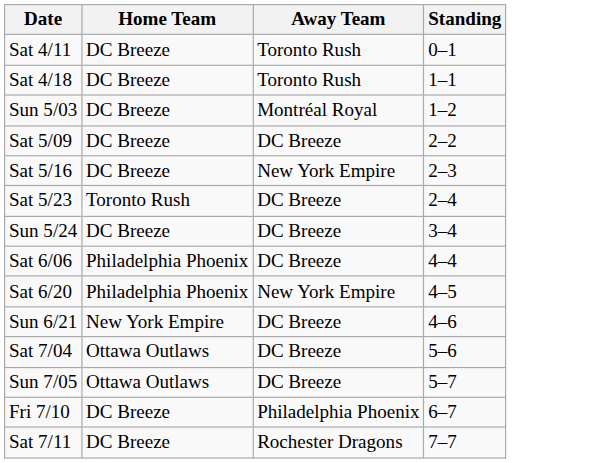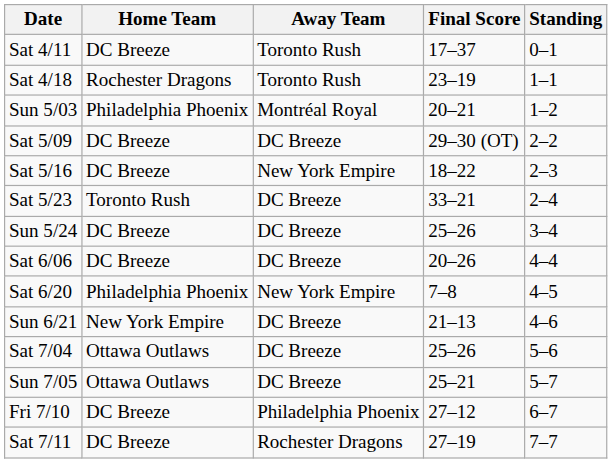+ column: (474, 19)
(128, 79) DC Breeze -> (159, 79) Rochester Dragons
(128, 110) DC Breeze -> (167, 110) Philadelphia Phoenix
(167, 261) Philadelphia Phoenix -> (128, 261) DC Breeze
